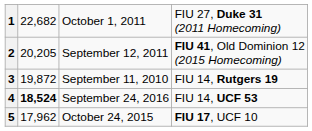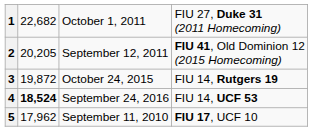(115, 79) September 11, 2010 -> (108, 79) October 24, 2015
(108, 117) October 24, 2015 -> (115, 117) September 11, 2010
